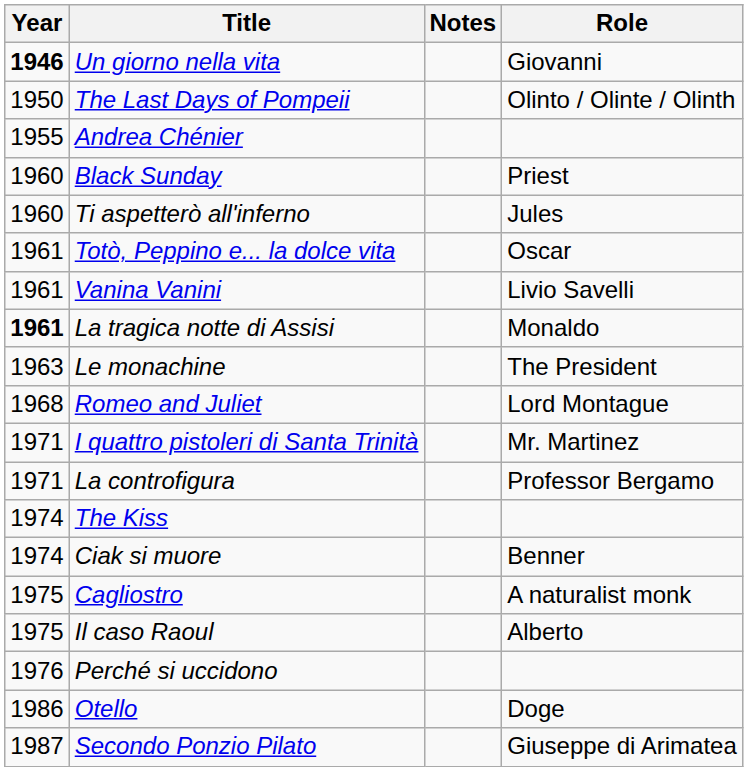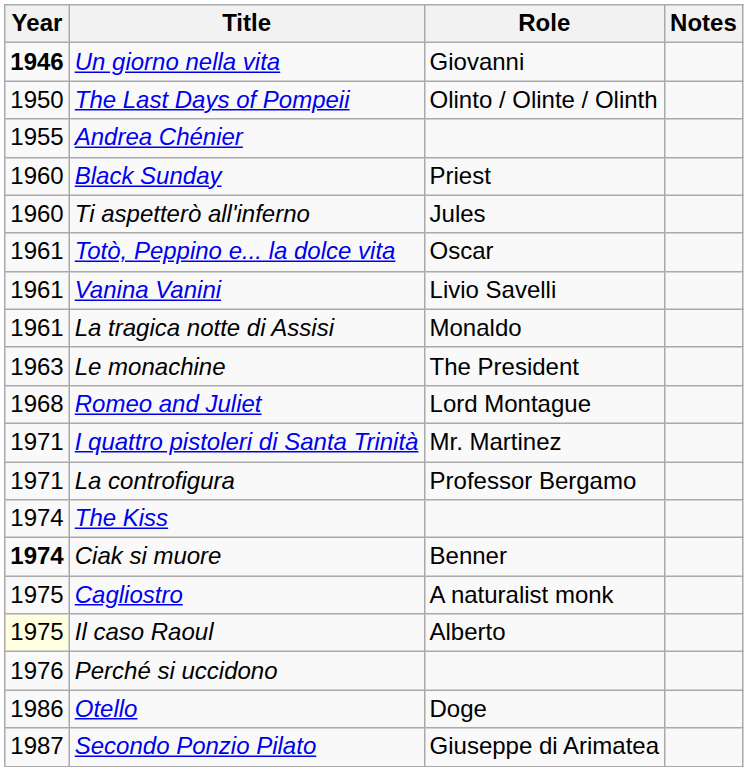columns swapped: (622, 23) <-> (463, 23)
(37, 328) bold -> (37, 328) normal
(37, 556) normal -> (37, 556) bold
(37, 632) no background -> (37, 632) lightyellow background
